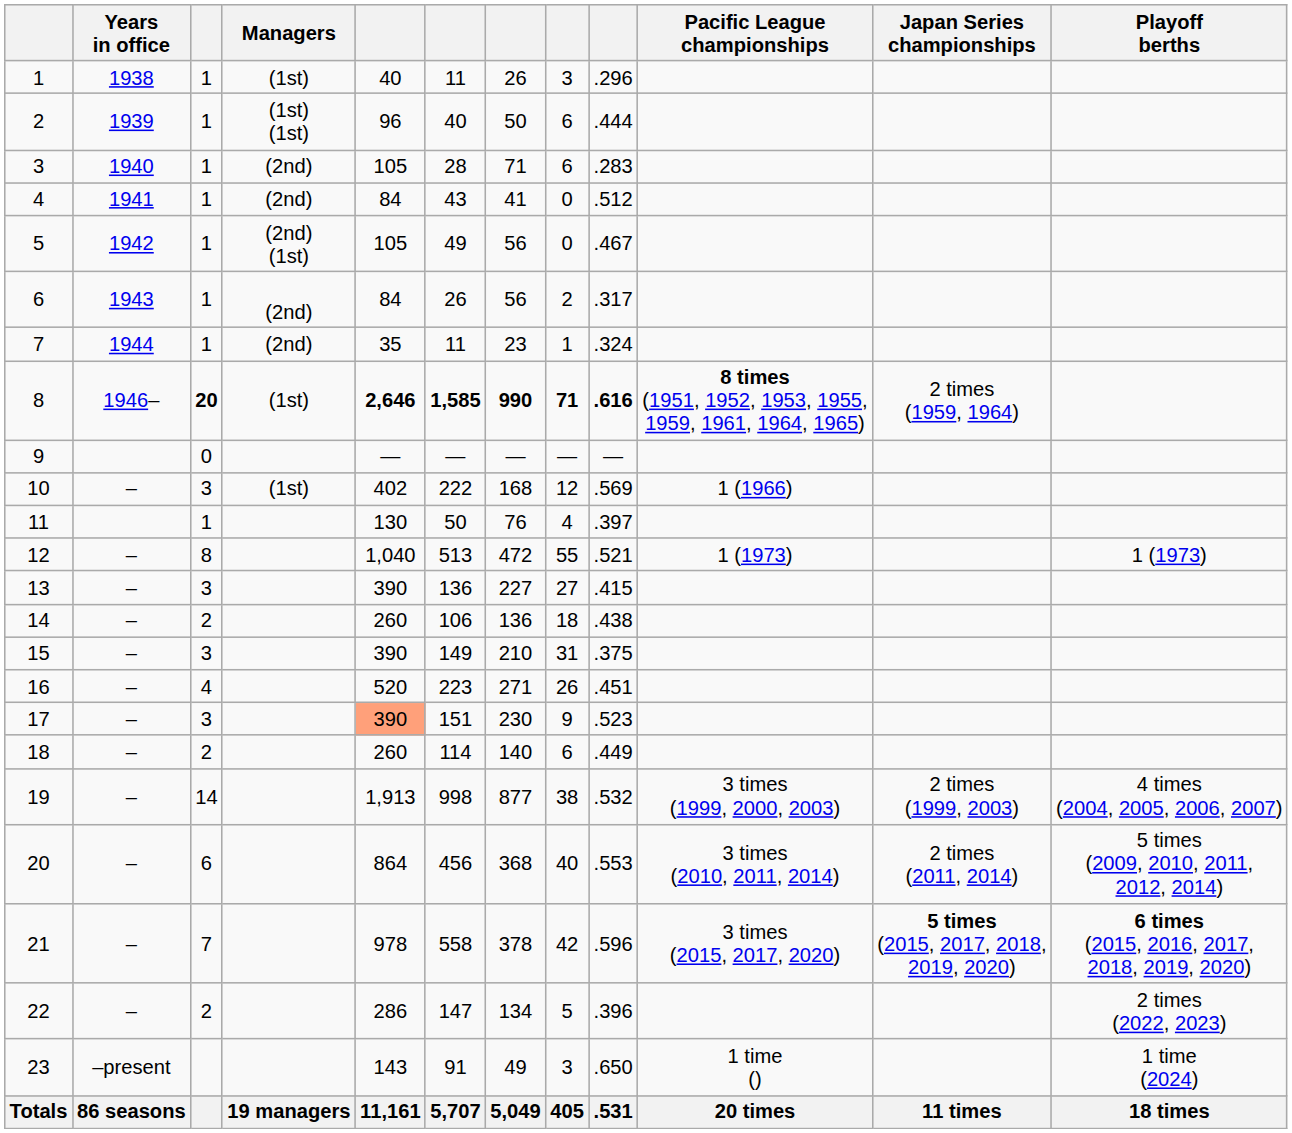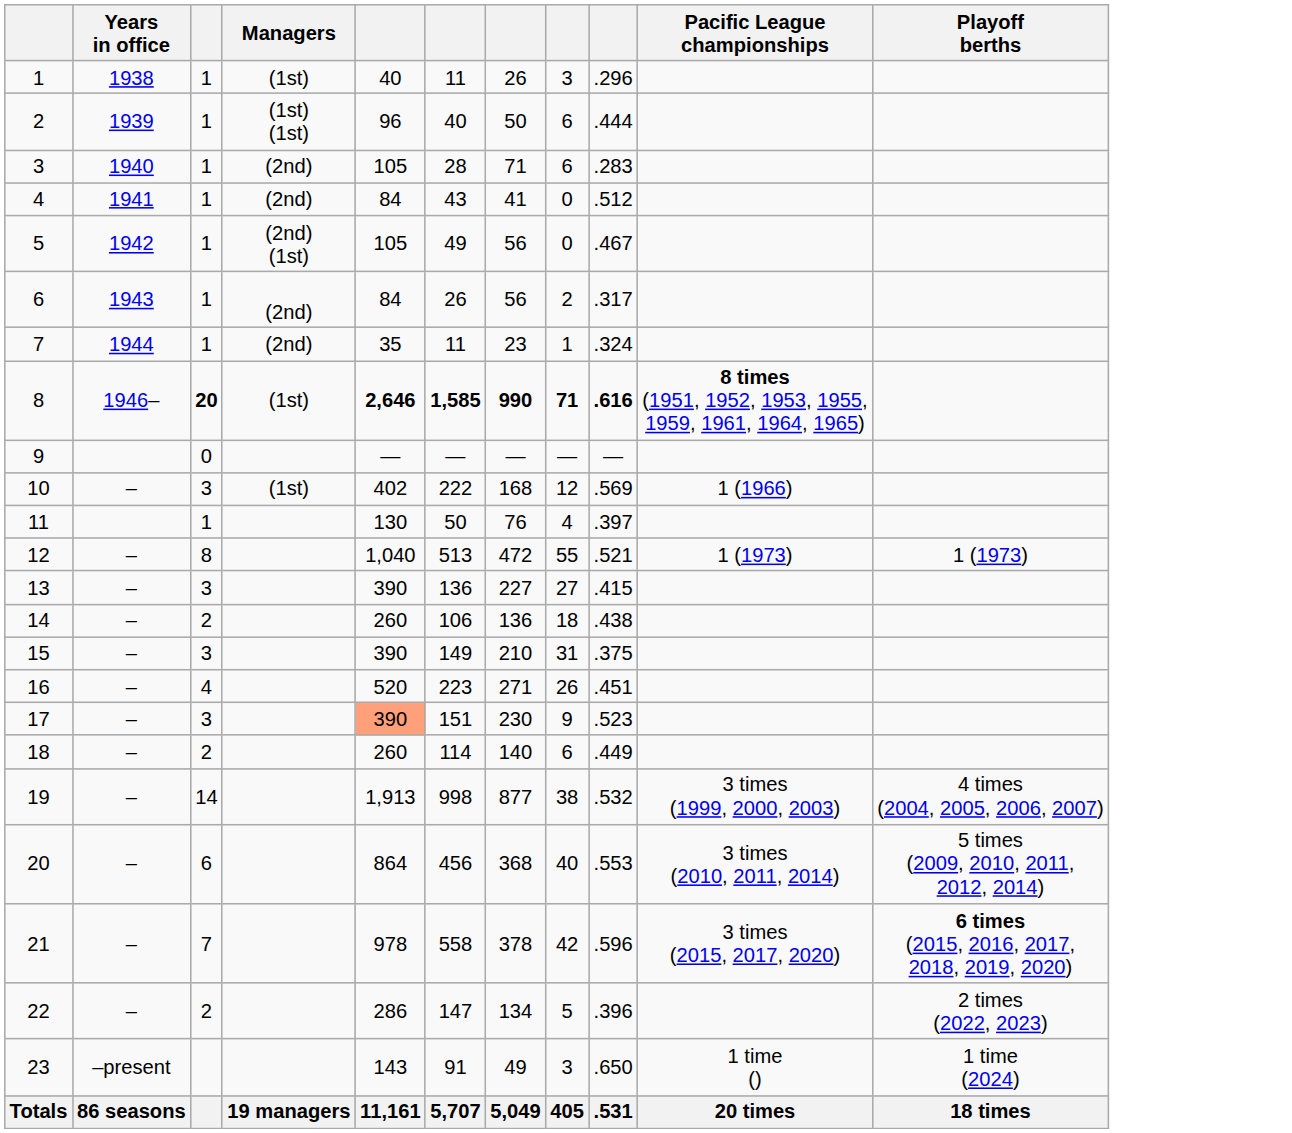- column: (962, 33)
